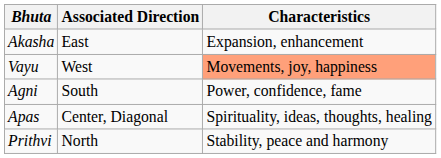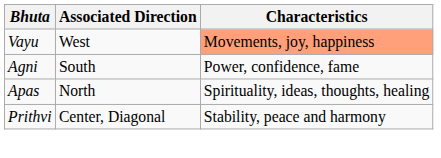- row: (31, 41)
(115, 116) Center, Diagonal -> (77, 91) North
(80, 141) North -> (112, 116) Center, Diagonal
